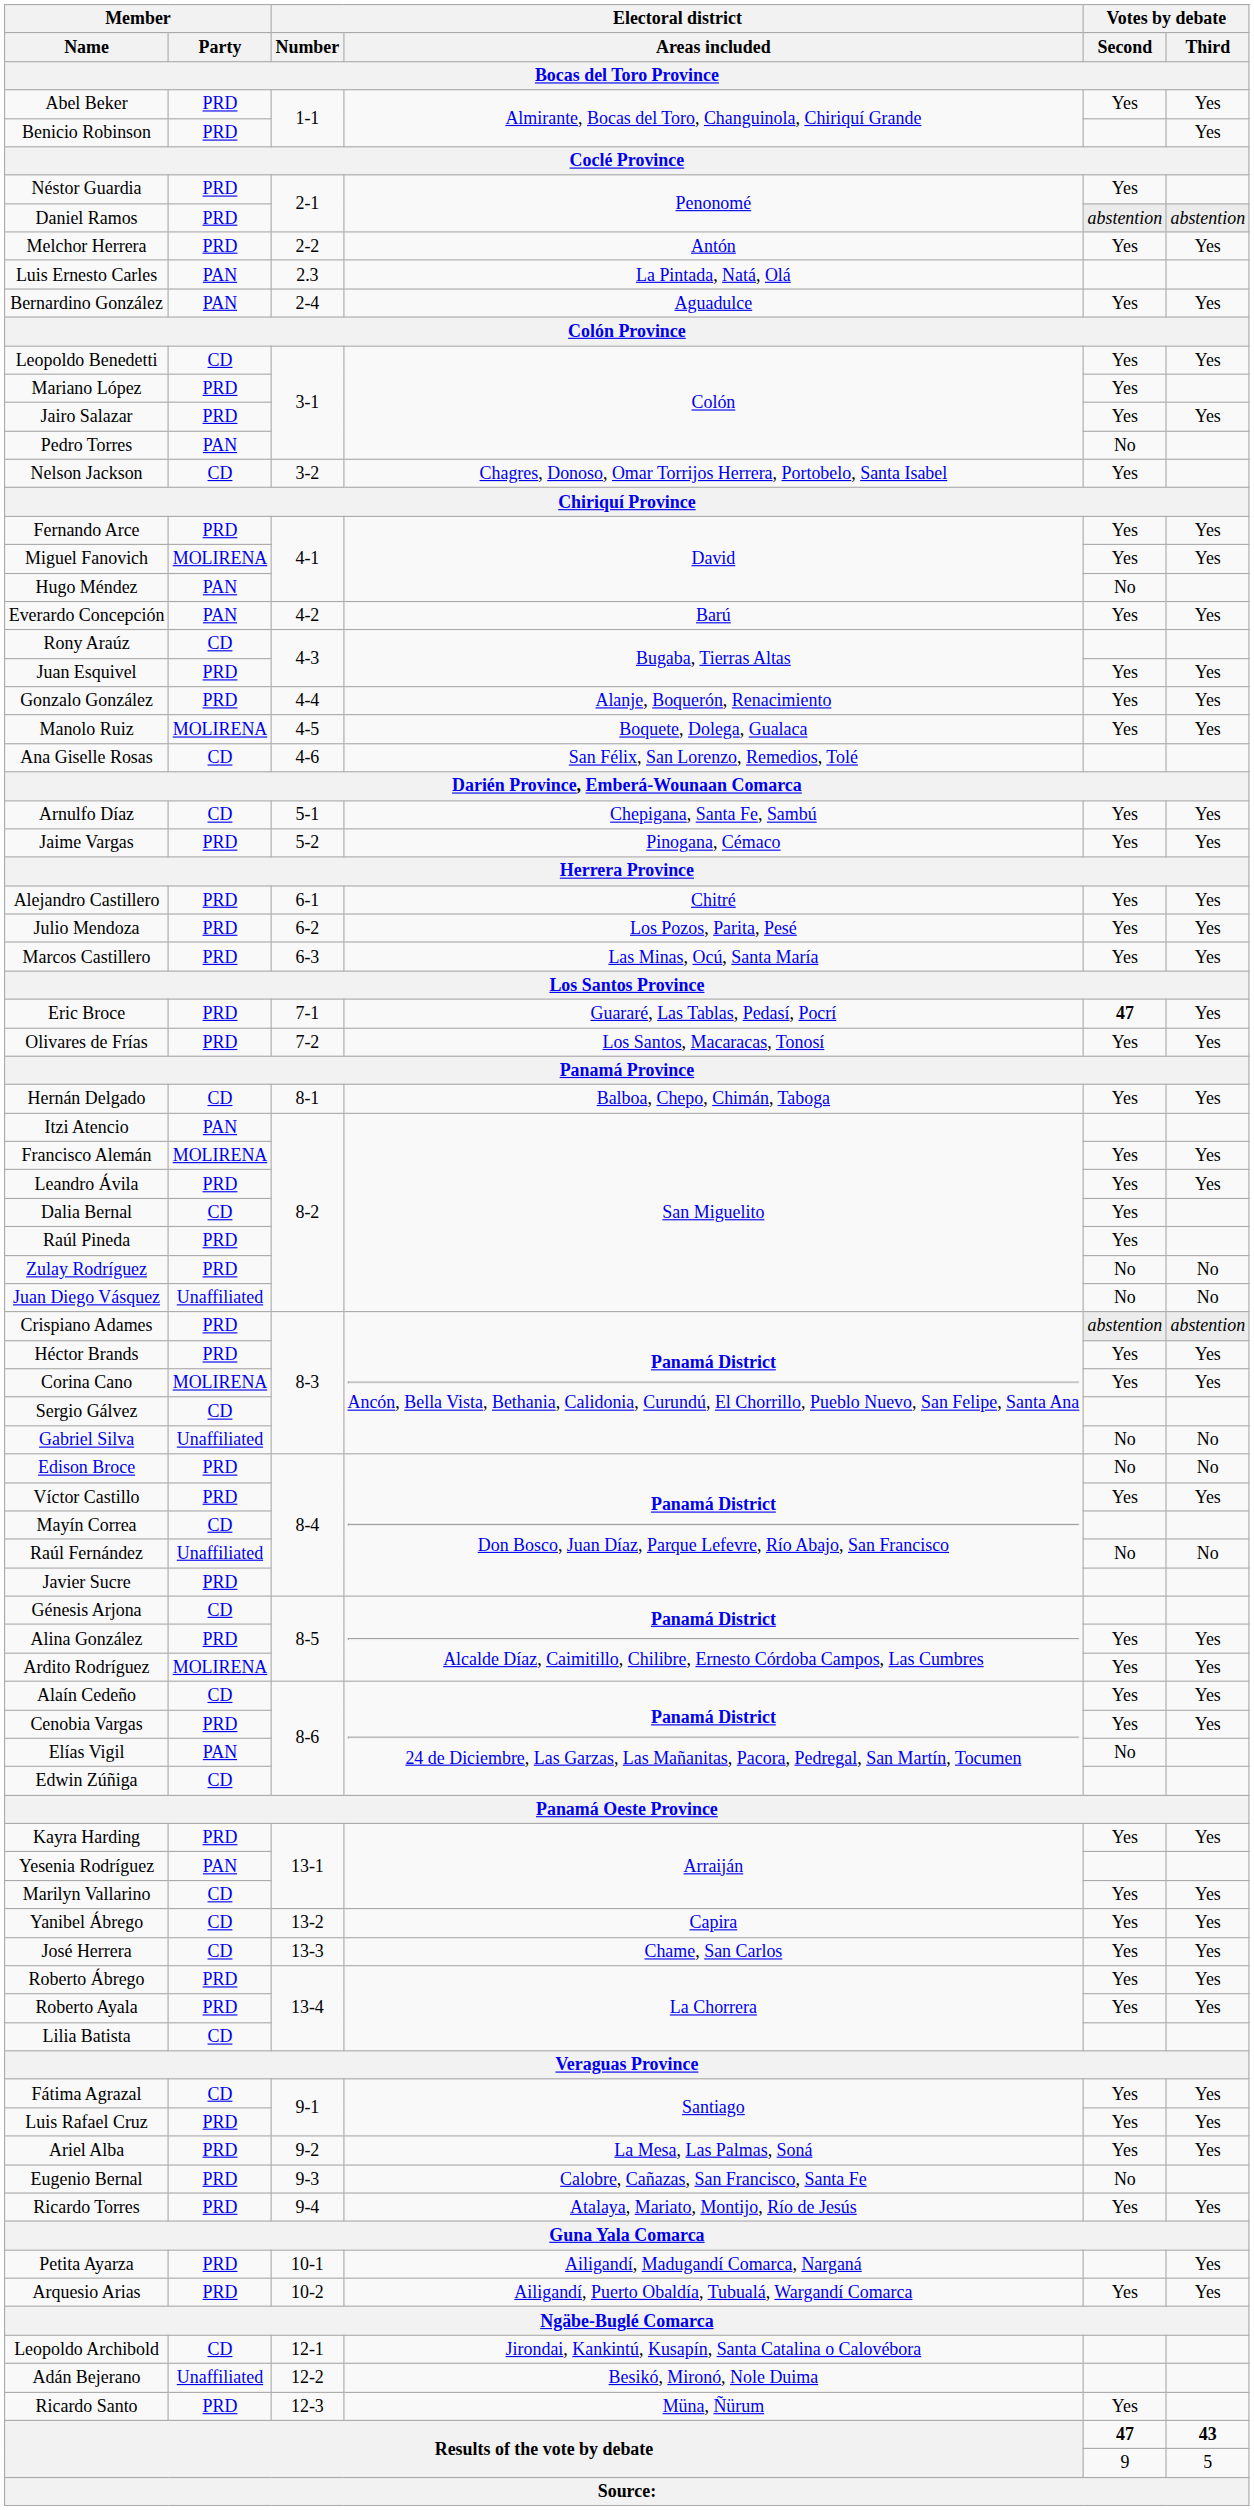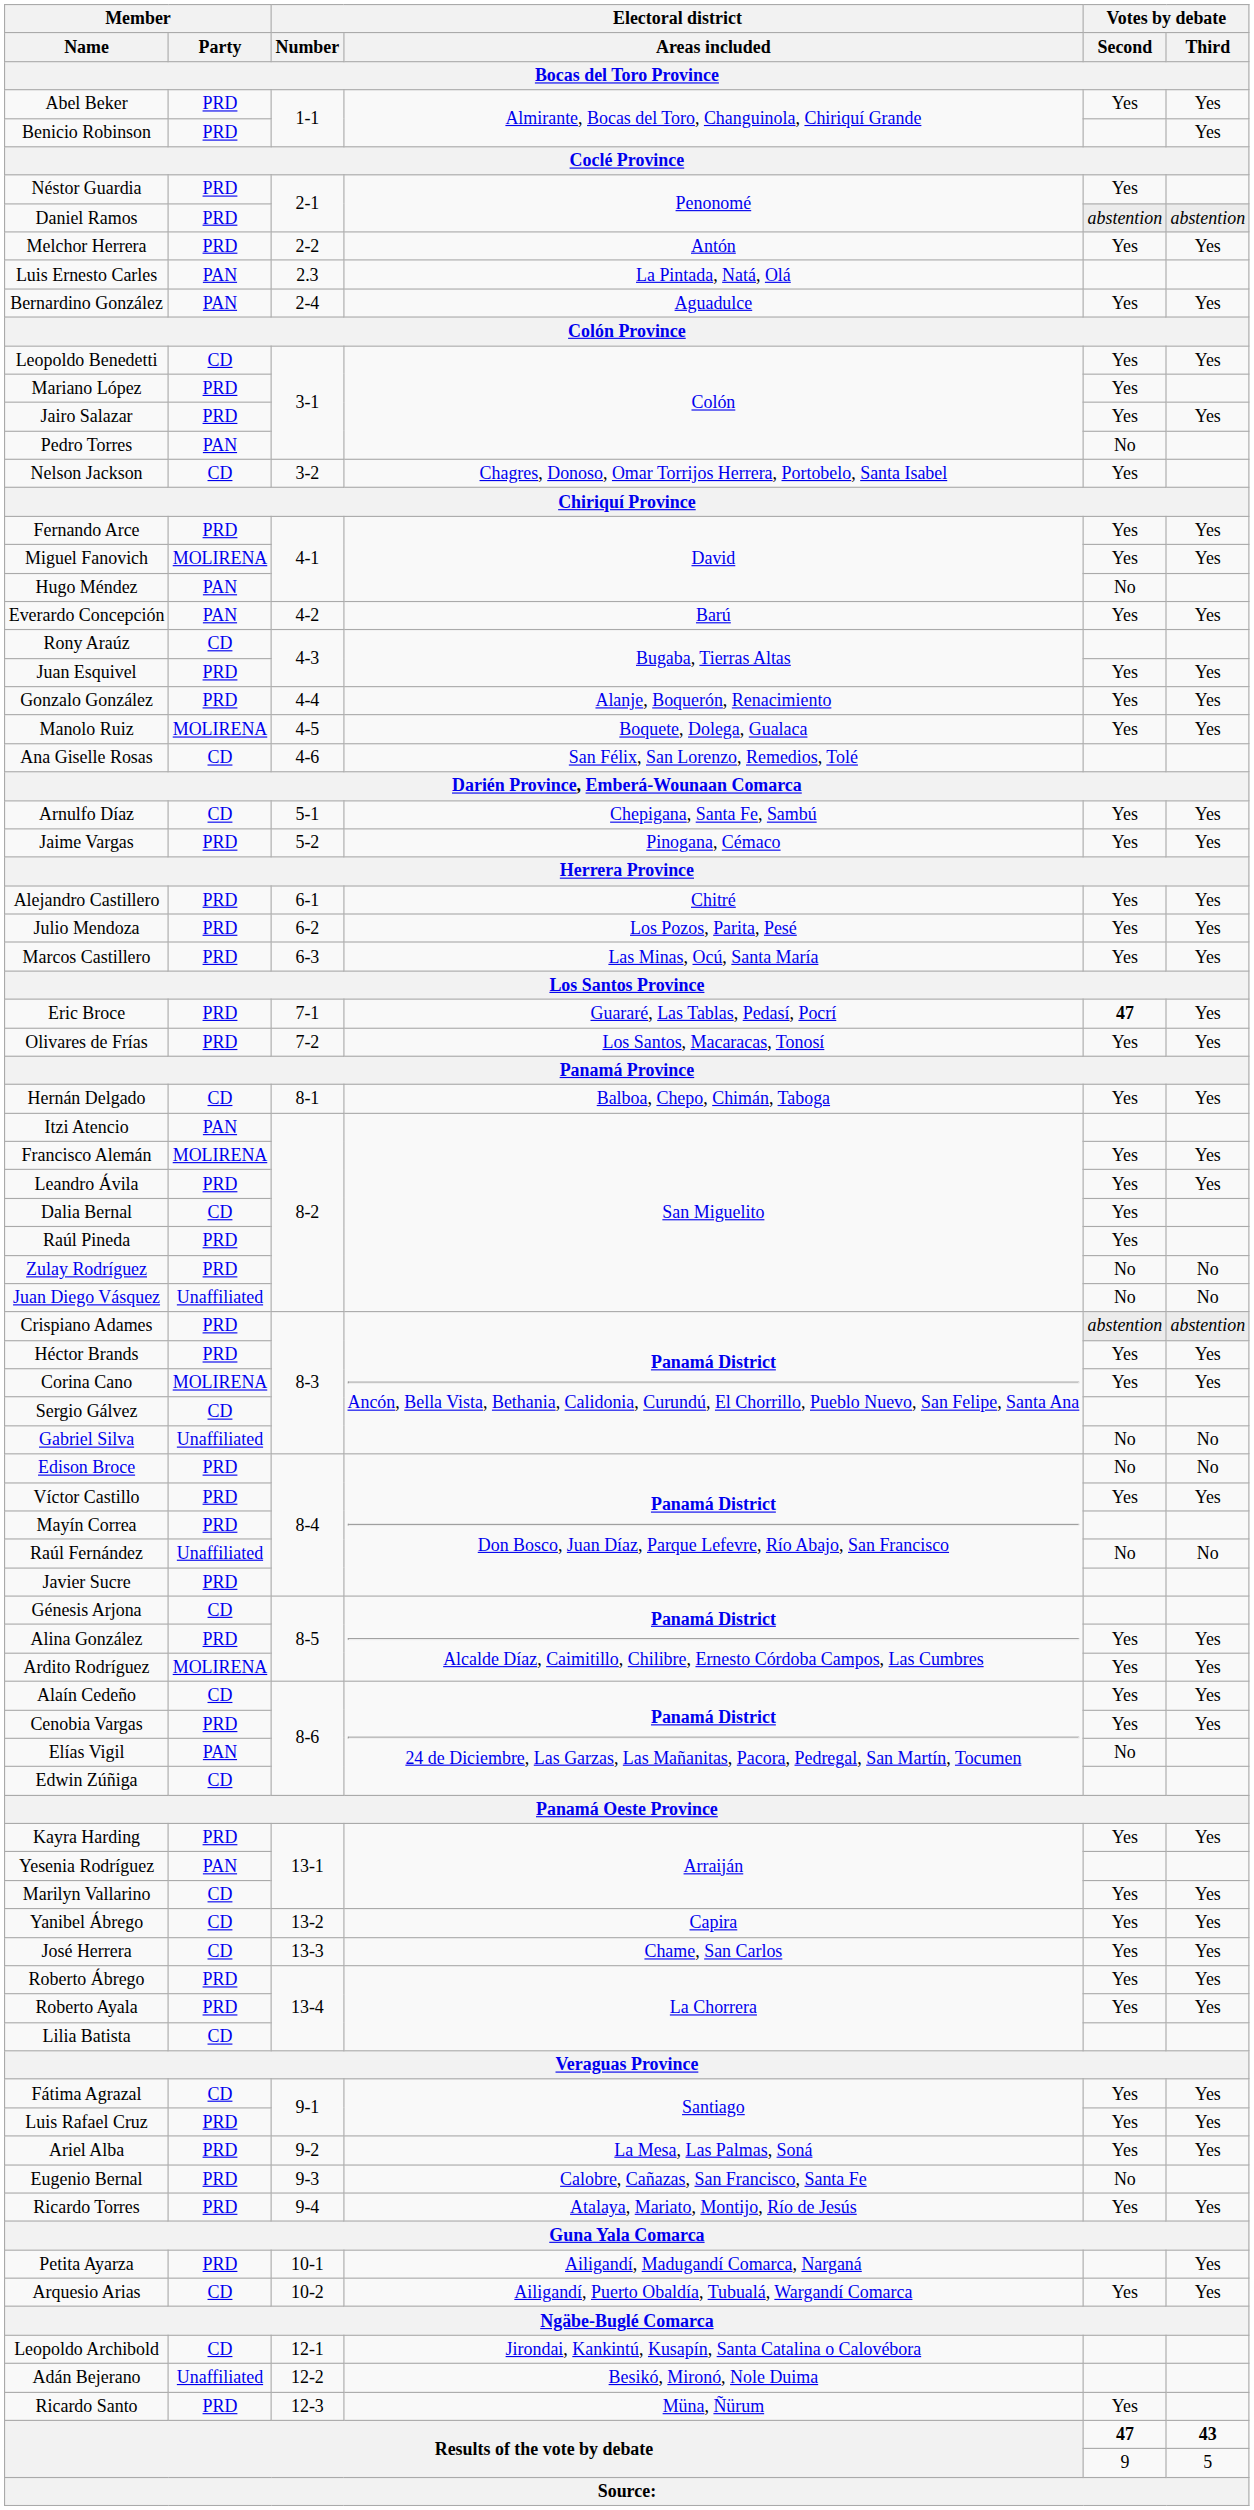(220, 1524) CD -> (220, 1524) PRD
(220, 2292) PRD -> (220, 2292) CD
